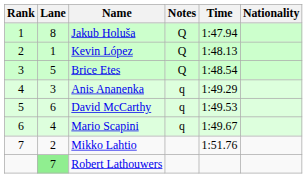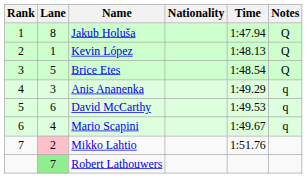columns swapped: (271, 13) <-> (182, 13)
(53, 145) no background -> (53, 145) pink background
